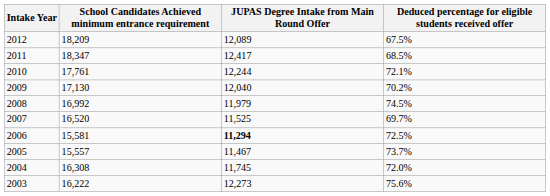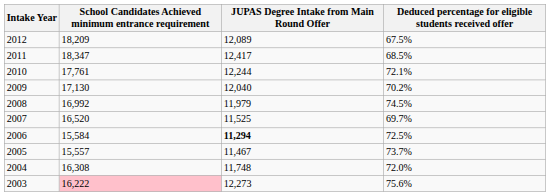(75, 135) 15,581 -> (75, 135) 15,584
(237, 167) 11,745 -> (237, 167) 11,748
(75, 183) no background -> (75, 183) pink background
